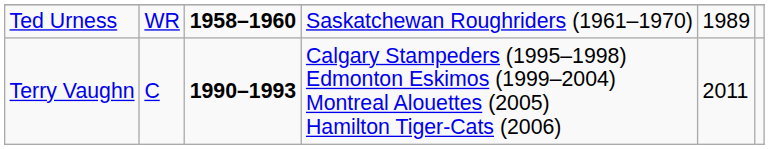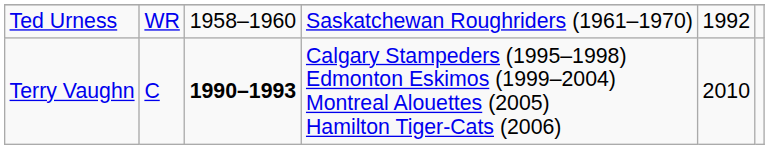(243, 21) bold -> (243, 21) normal
(726, 21) 1989 -> (726, 21) 1992
(726, 91) 2011 -> (726, 91) 2010
